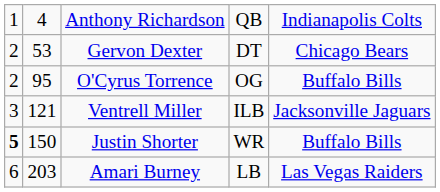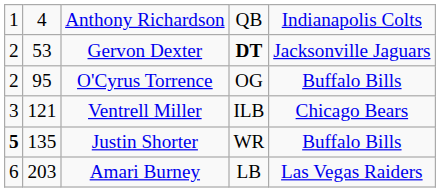(249, 50) normal -> (249, 50) bold
(352, 50) Chicago Bears -> (352, 50) Jacksonville Jaguars
(352, 111) Jacksonville Jaguars -> (352, 111) Chicago Bears
(42, 141) 150 -> (42, 141) 135
